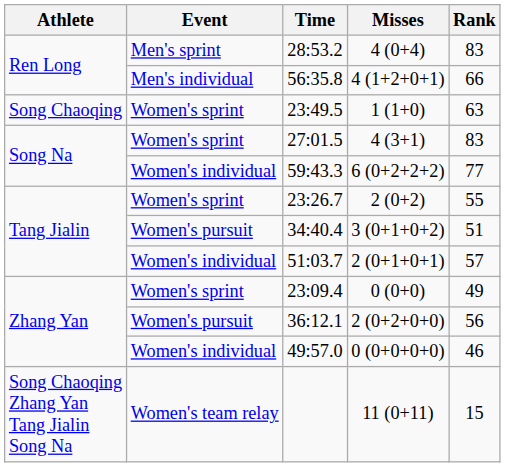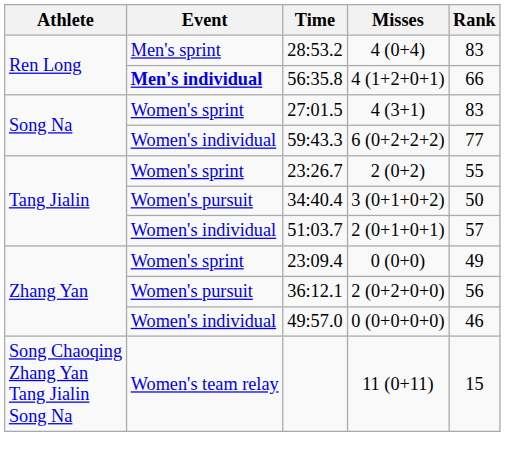(192, 80) normal -> (196, 80) bold
- row: (315, 110)
(474, 231) 51 -> (474, 200) 50
